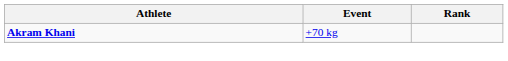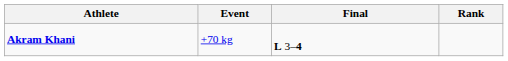+ column: (355, 14)
